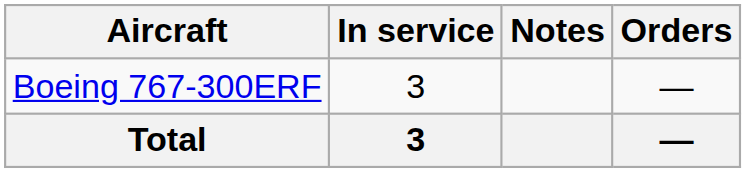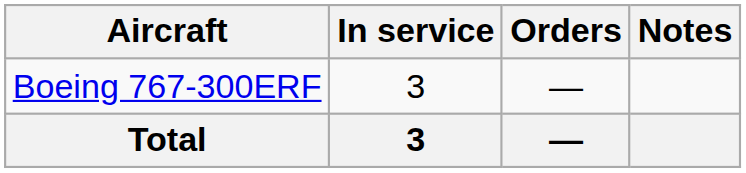columns swapped: (676, 31) <-> (558, 31)
